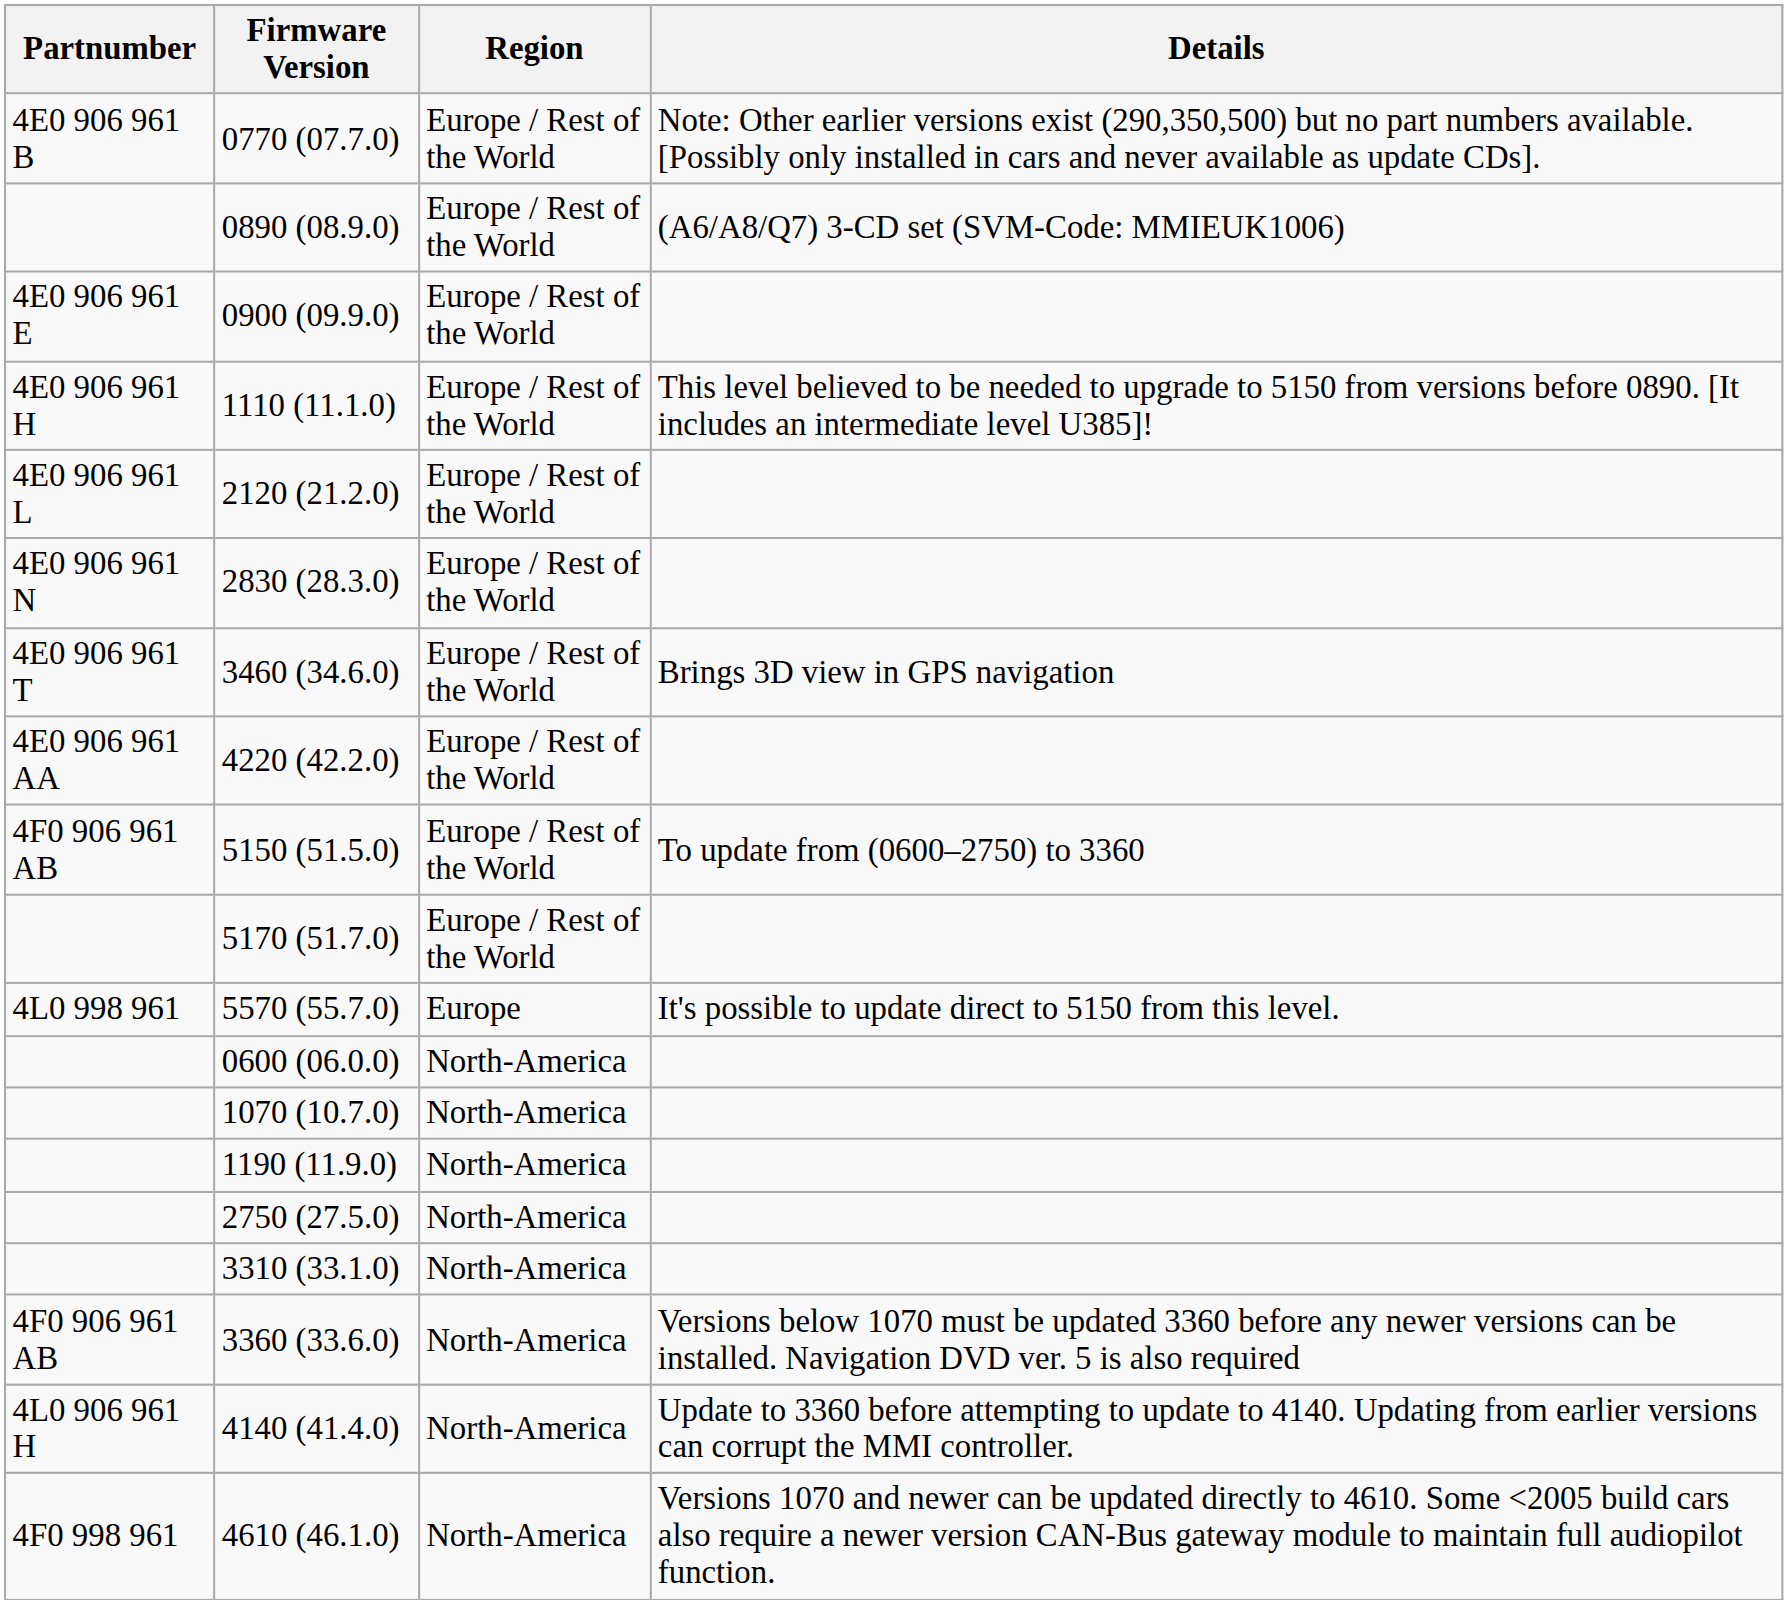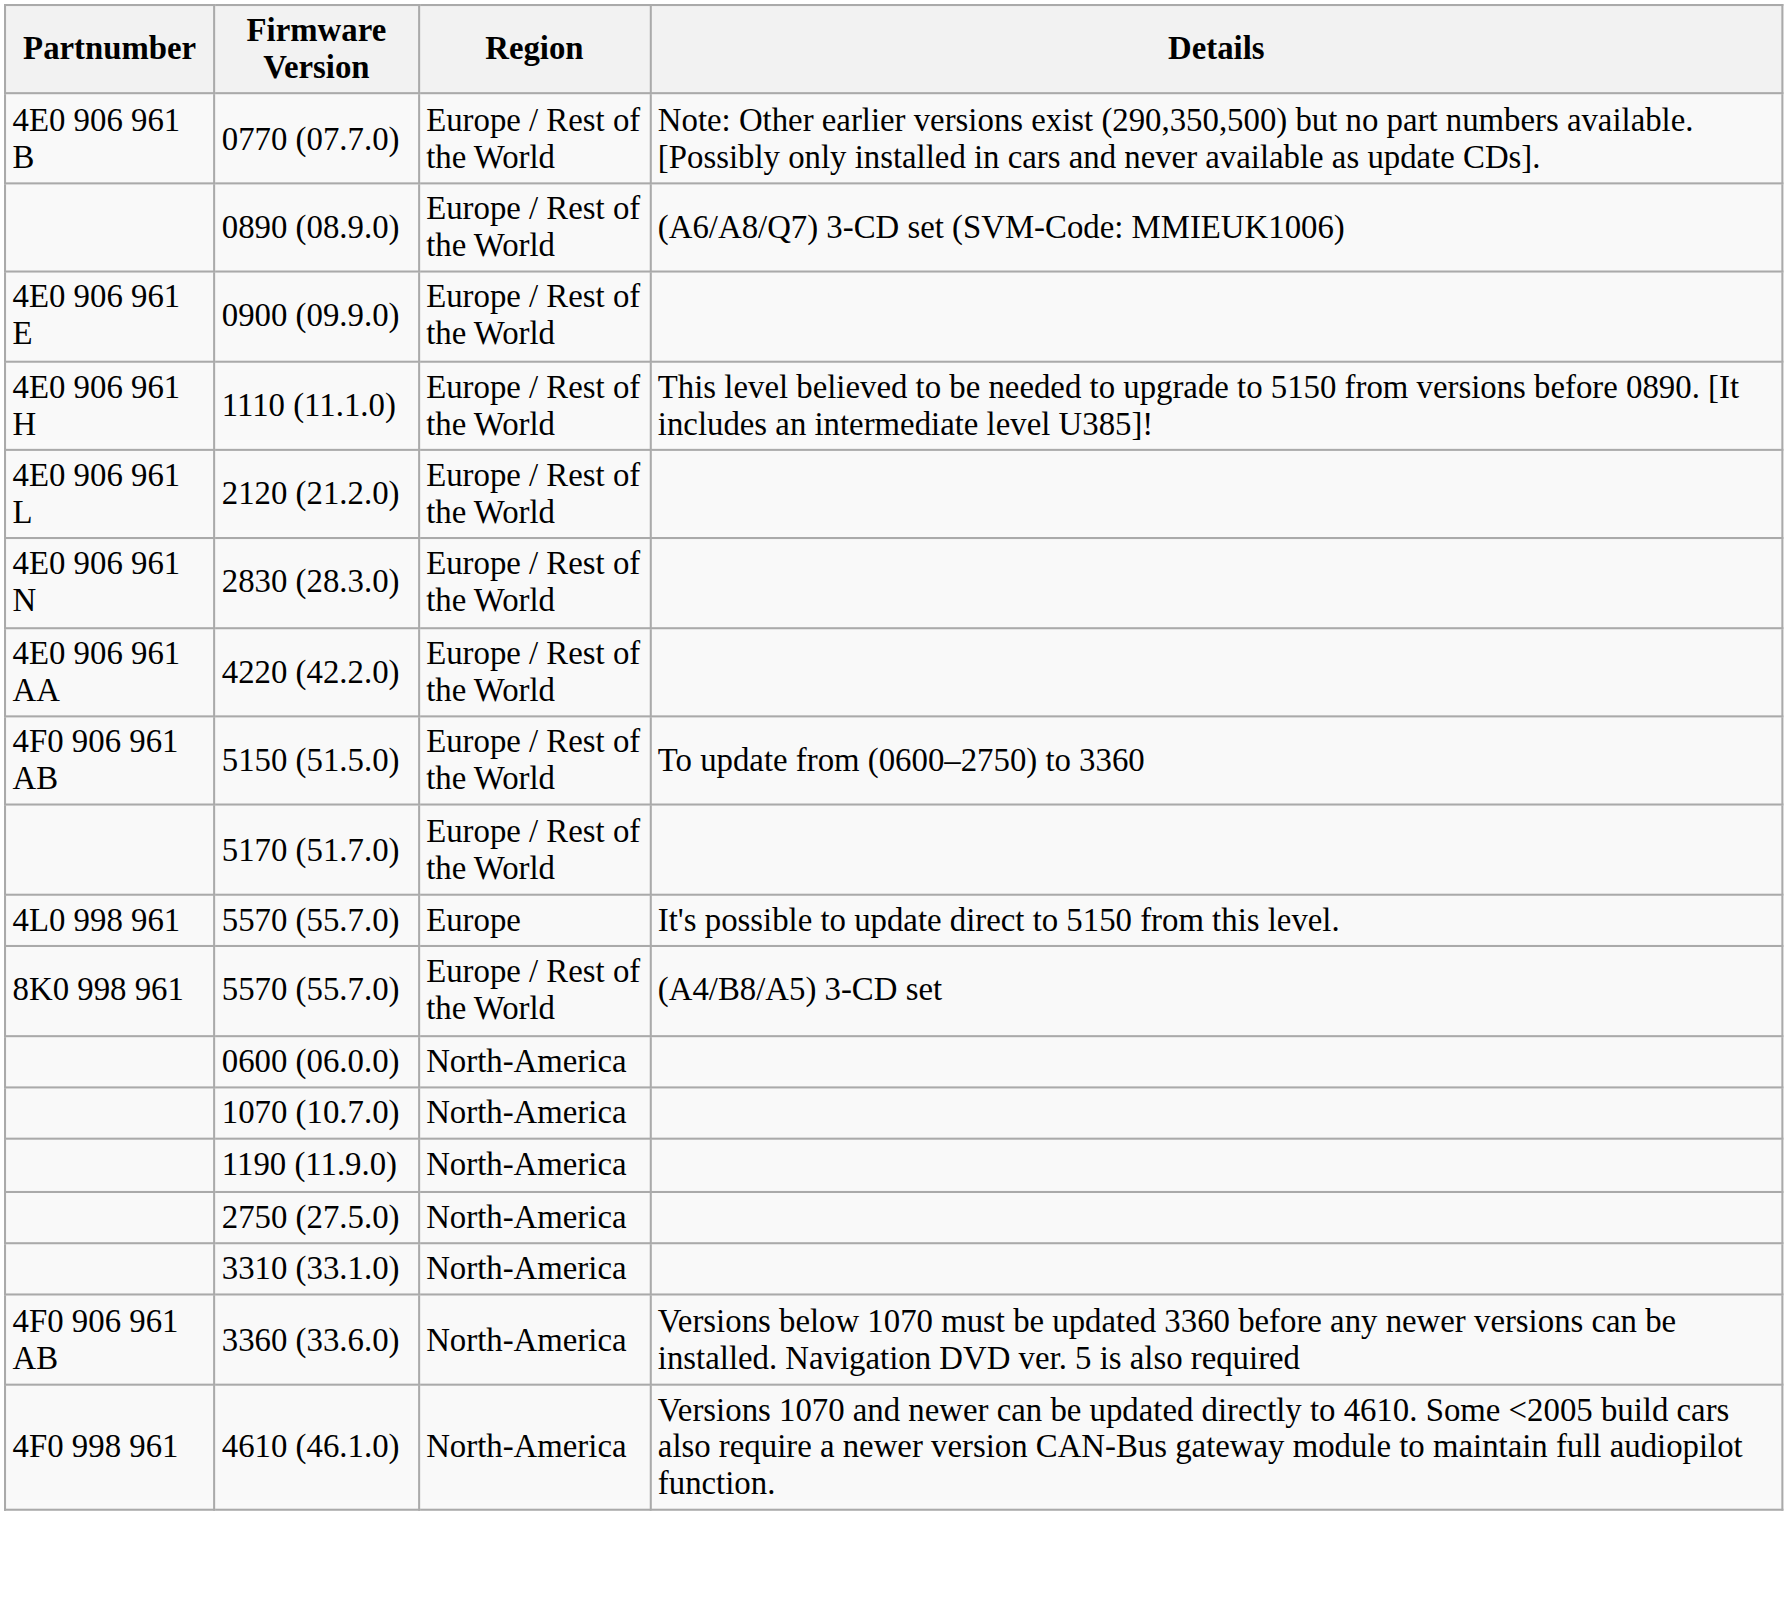- row: (96, 671)
+ row: (98, 990)
- row: (96, 1428)
